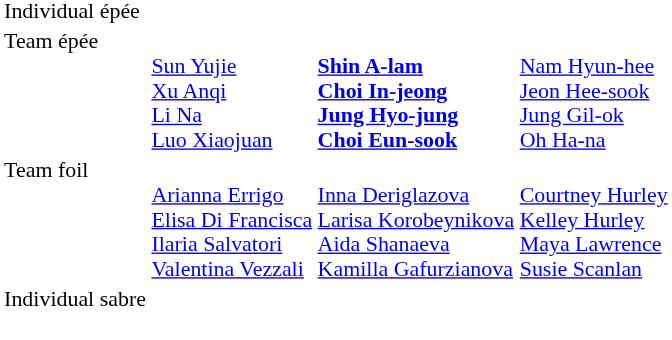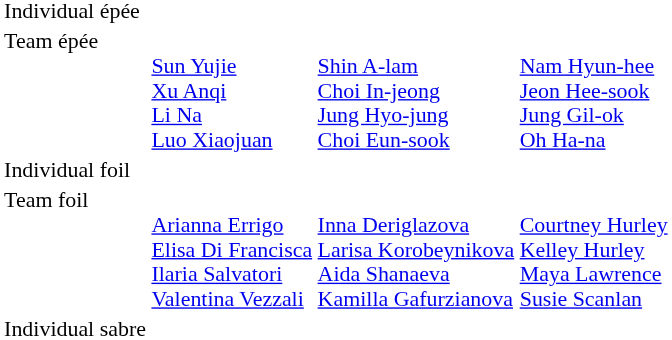(388, 103) bold -> (384, 103) normal
+ row: (67, 170)
